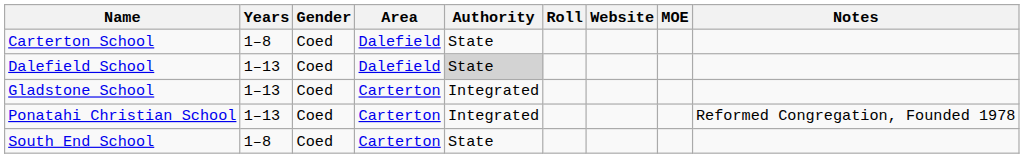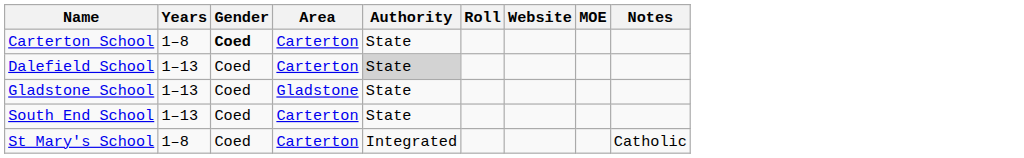(315, 42) normal -> (233, 42) bold
(400, 42) Dalefield -> (317, 42) Carterton
(400, 67) Dalefield -> (317, 67) Carterton
(400, 91) Carterton -> (317, 91) Gladstone
(494, 91) Integrated -> (389, 91) State
- row: (122, 116)
(257, 141) 1–8 -> (180, 116) 1–13
+ row: (81, 141)
